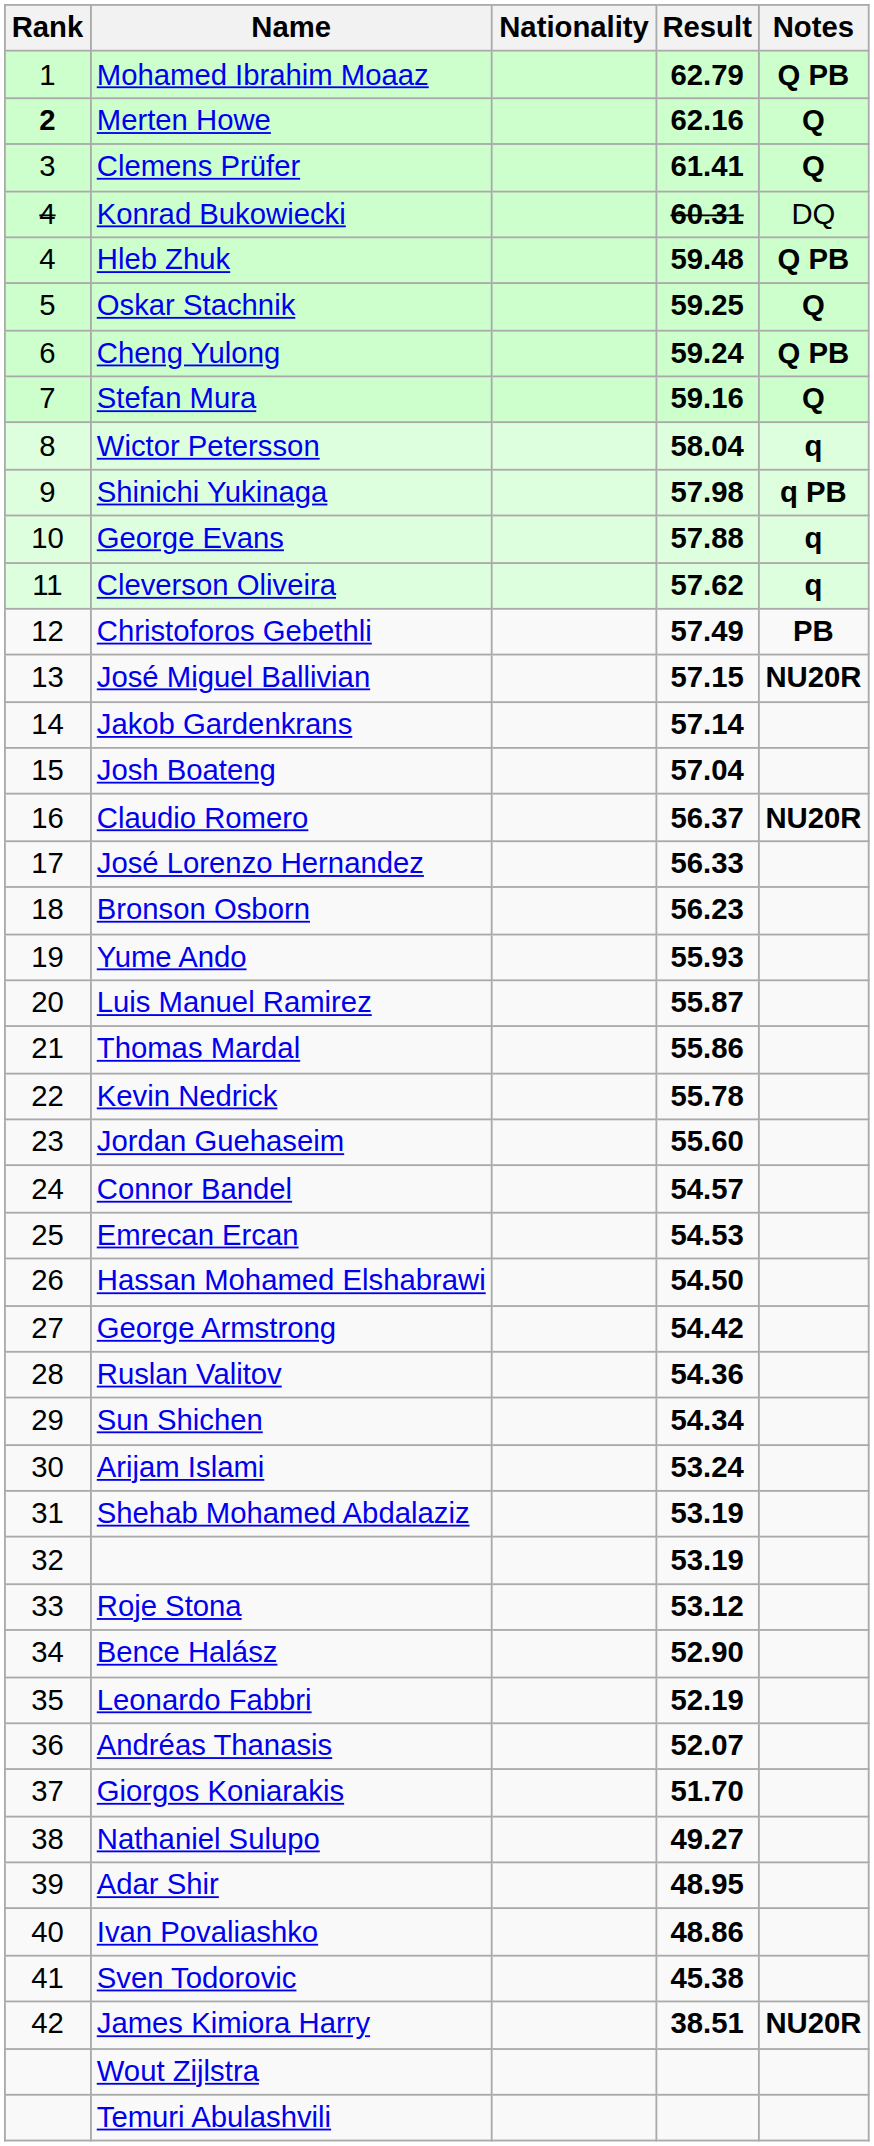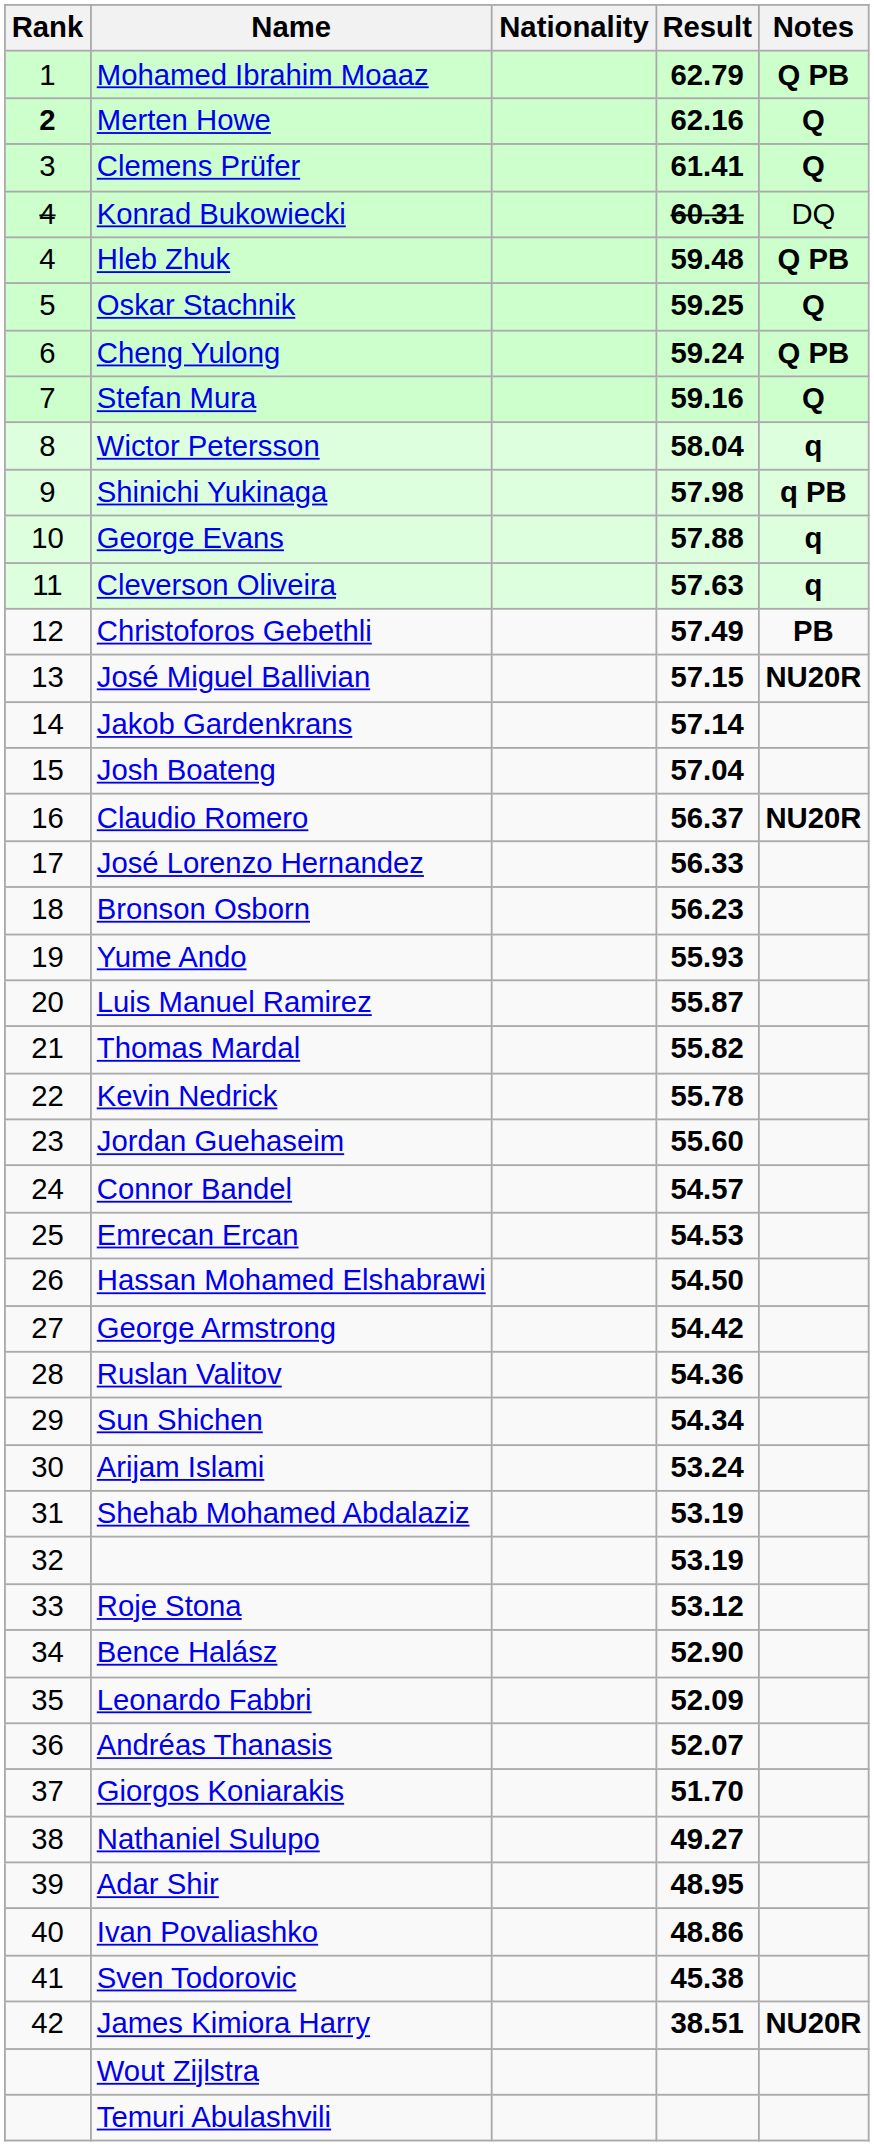(707, 584) 57.62 -> (707, 584) 57.63
(707, 1049) 55.86 -> (707, 1049) 55.82
(707, 1699) 52.19 -> (707, 1699) 52.09
